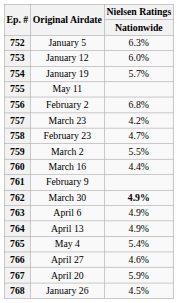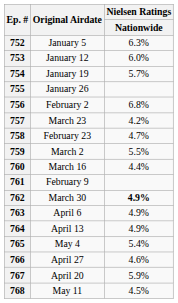(67, 89) May 11 -> (67, 89) January 26
(67, 290) January 26 -> (67, 290) May 11
